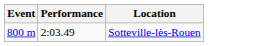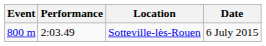+ column: (232, 13)
